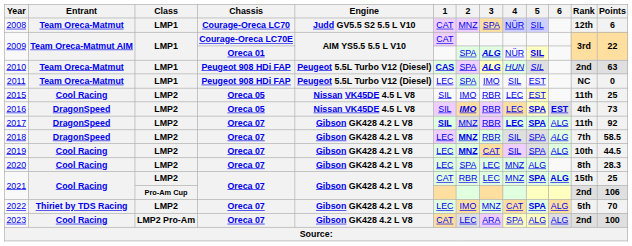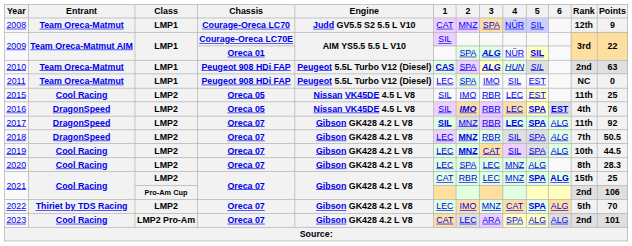(612, 25) 6 -> (612, 25) 9
(445, 39) CAT -> (445, 39) SIL
(612, 108) 73 -> (612, 108) 76
(612, 136) 58.5 -> (612, 136) 50.5
(612, 220) 100 -> (612, 220) 101
